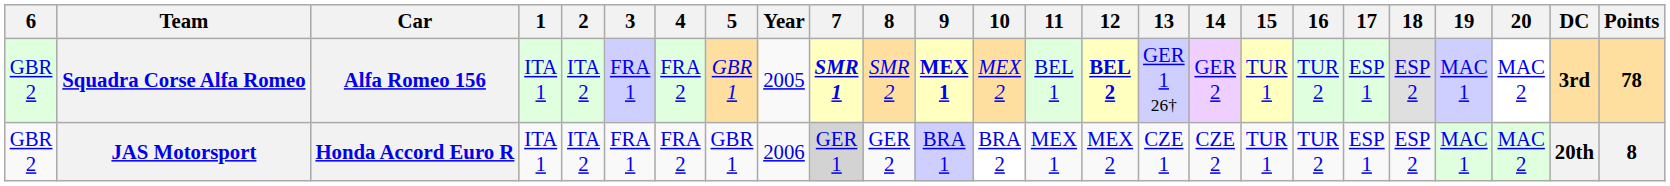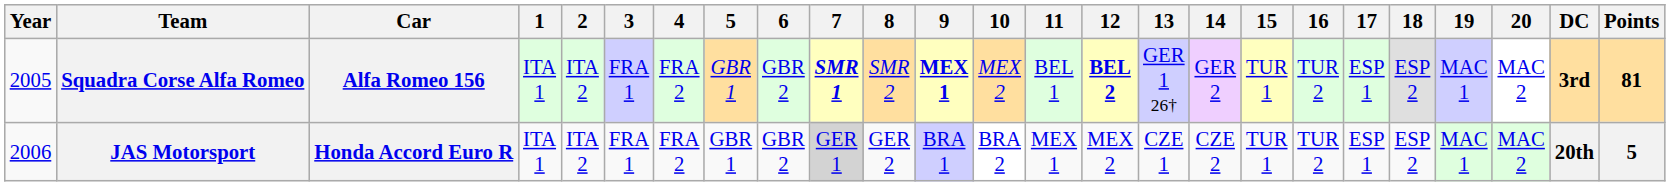columns swapped: (784, 21) <-> (31, 21)
(1632, 80) 78 -> (1632, 80) 81
(1632, 151) 8 -> (1632, 151) 5
